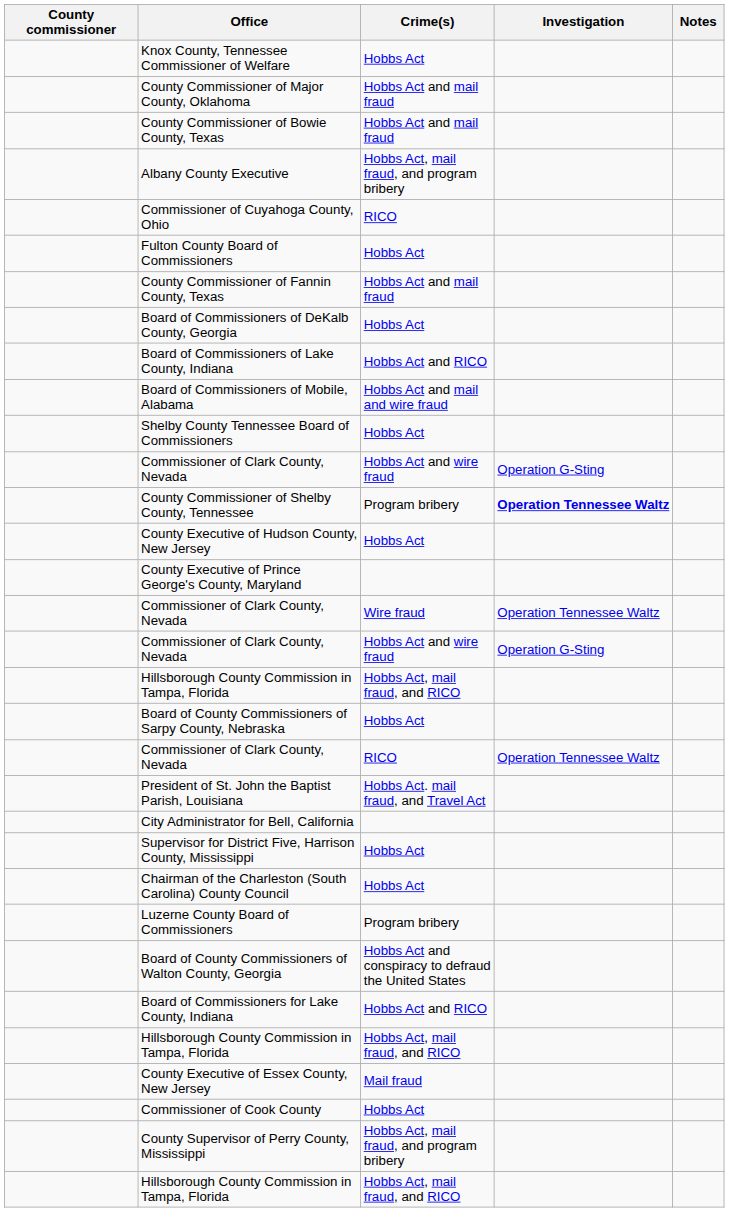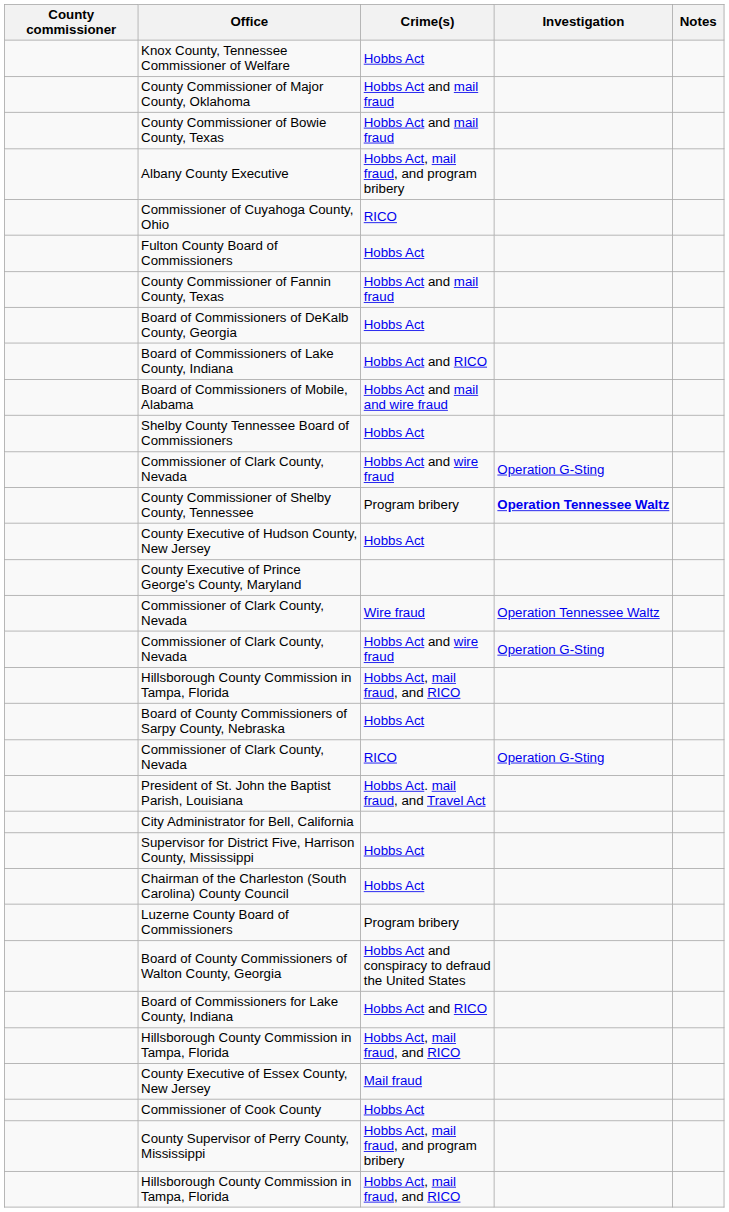(579, 757) Operation Tennessee Waltz -> (551, 757) Operation G-Sting
